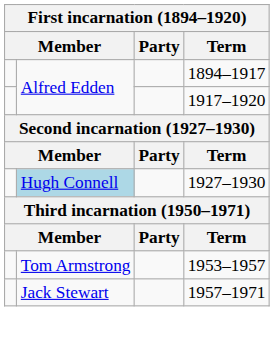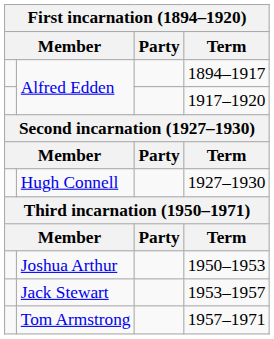(70, 182) lightblue background -> (70, 182) no background
+ row: (227, 264)
(76, 264) Tom Armstrong -> (65, 292) Jack Stewart
(65, 292) Jack Stewart -> (76, 319) Tom Armstrong
